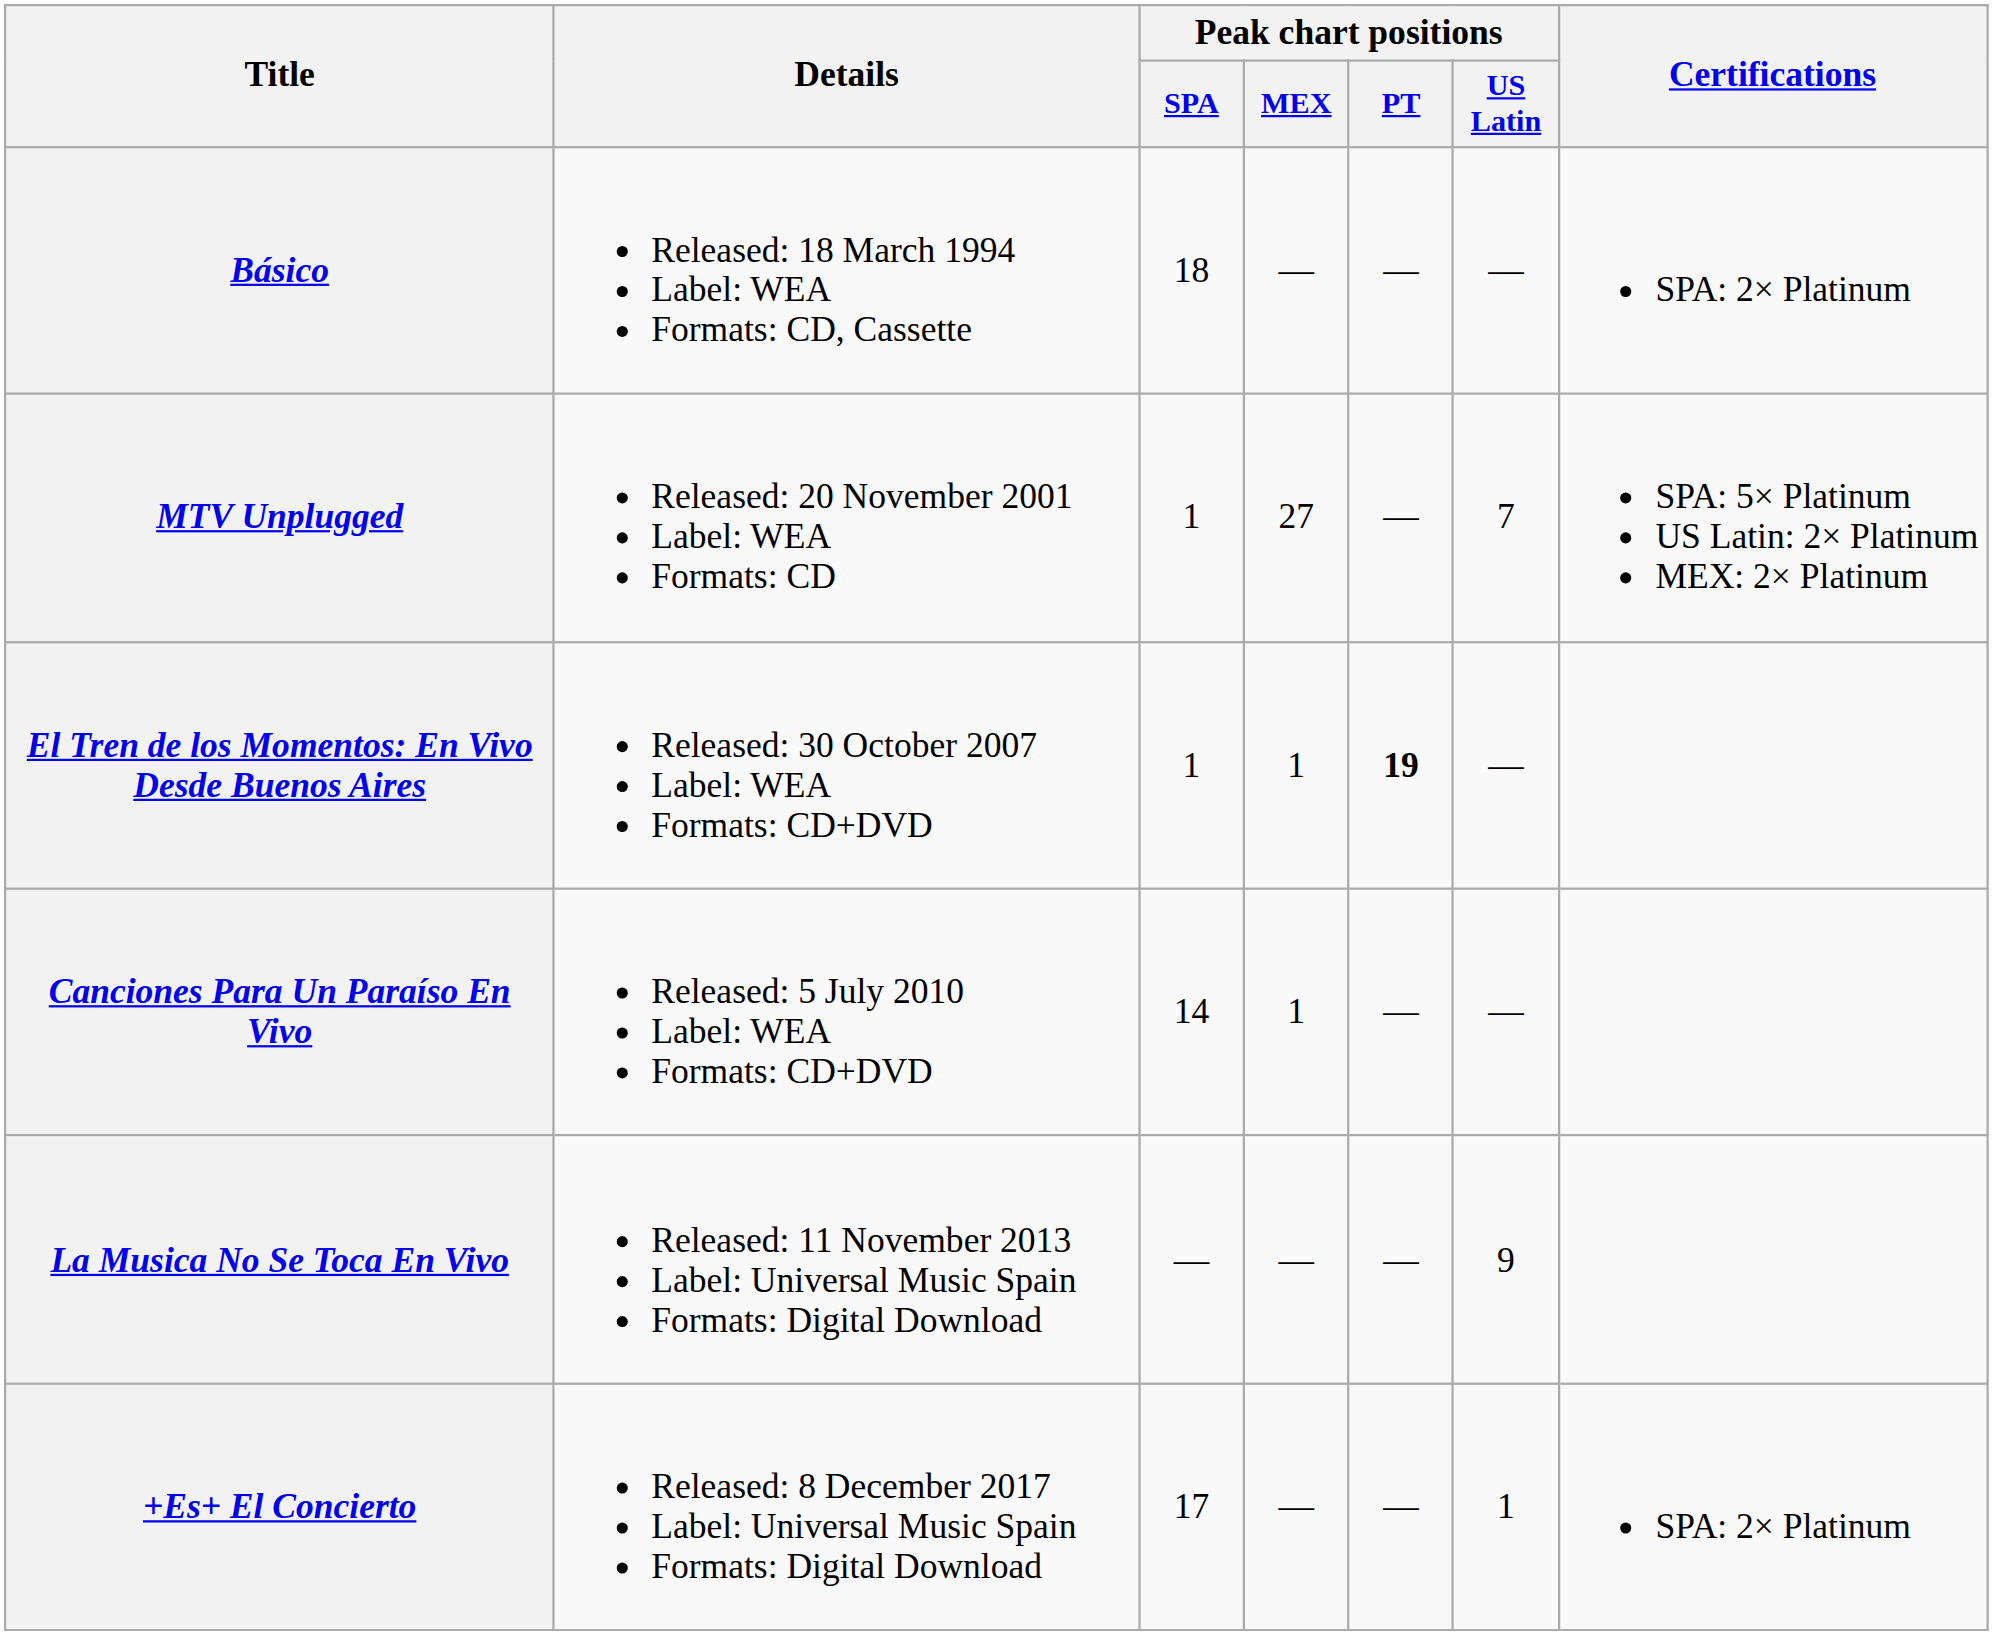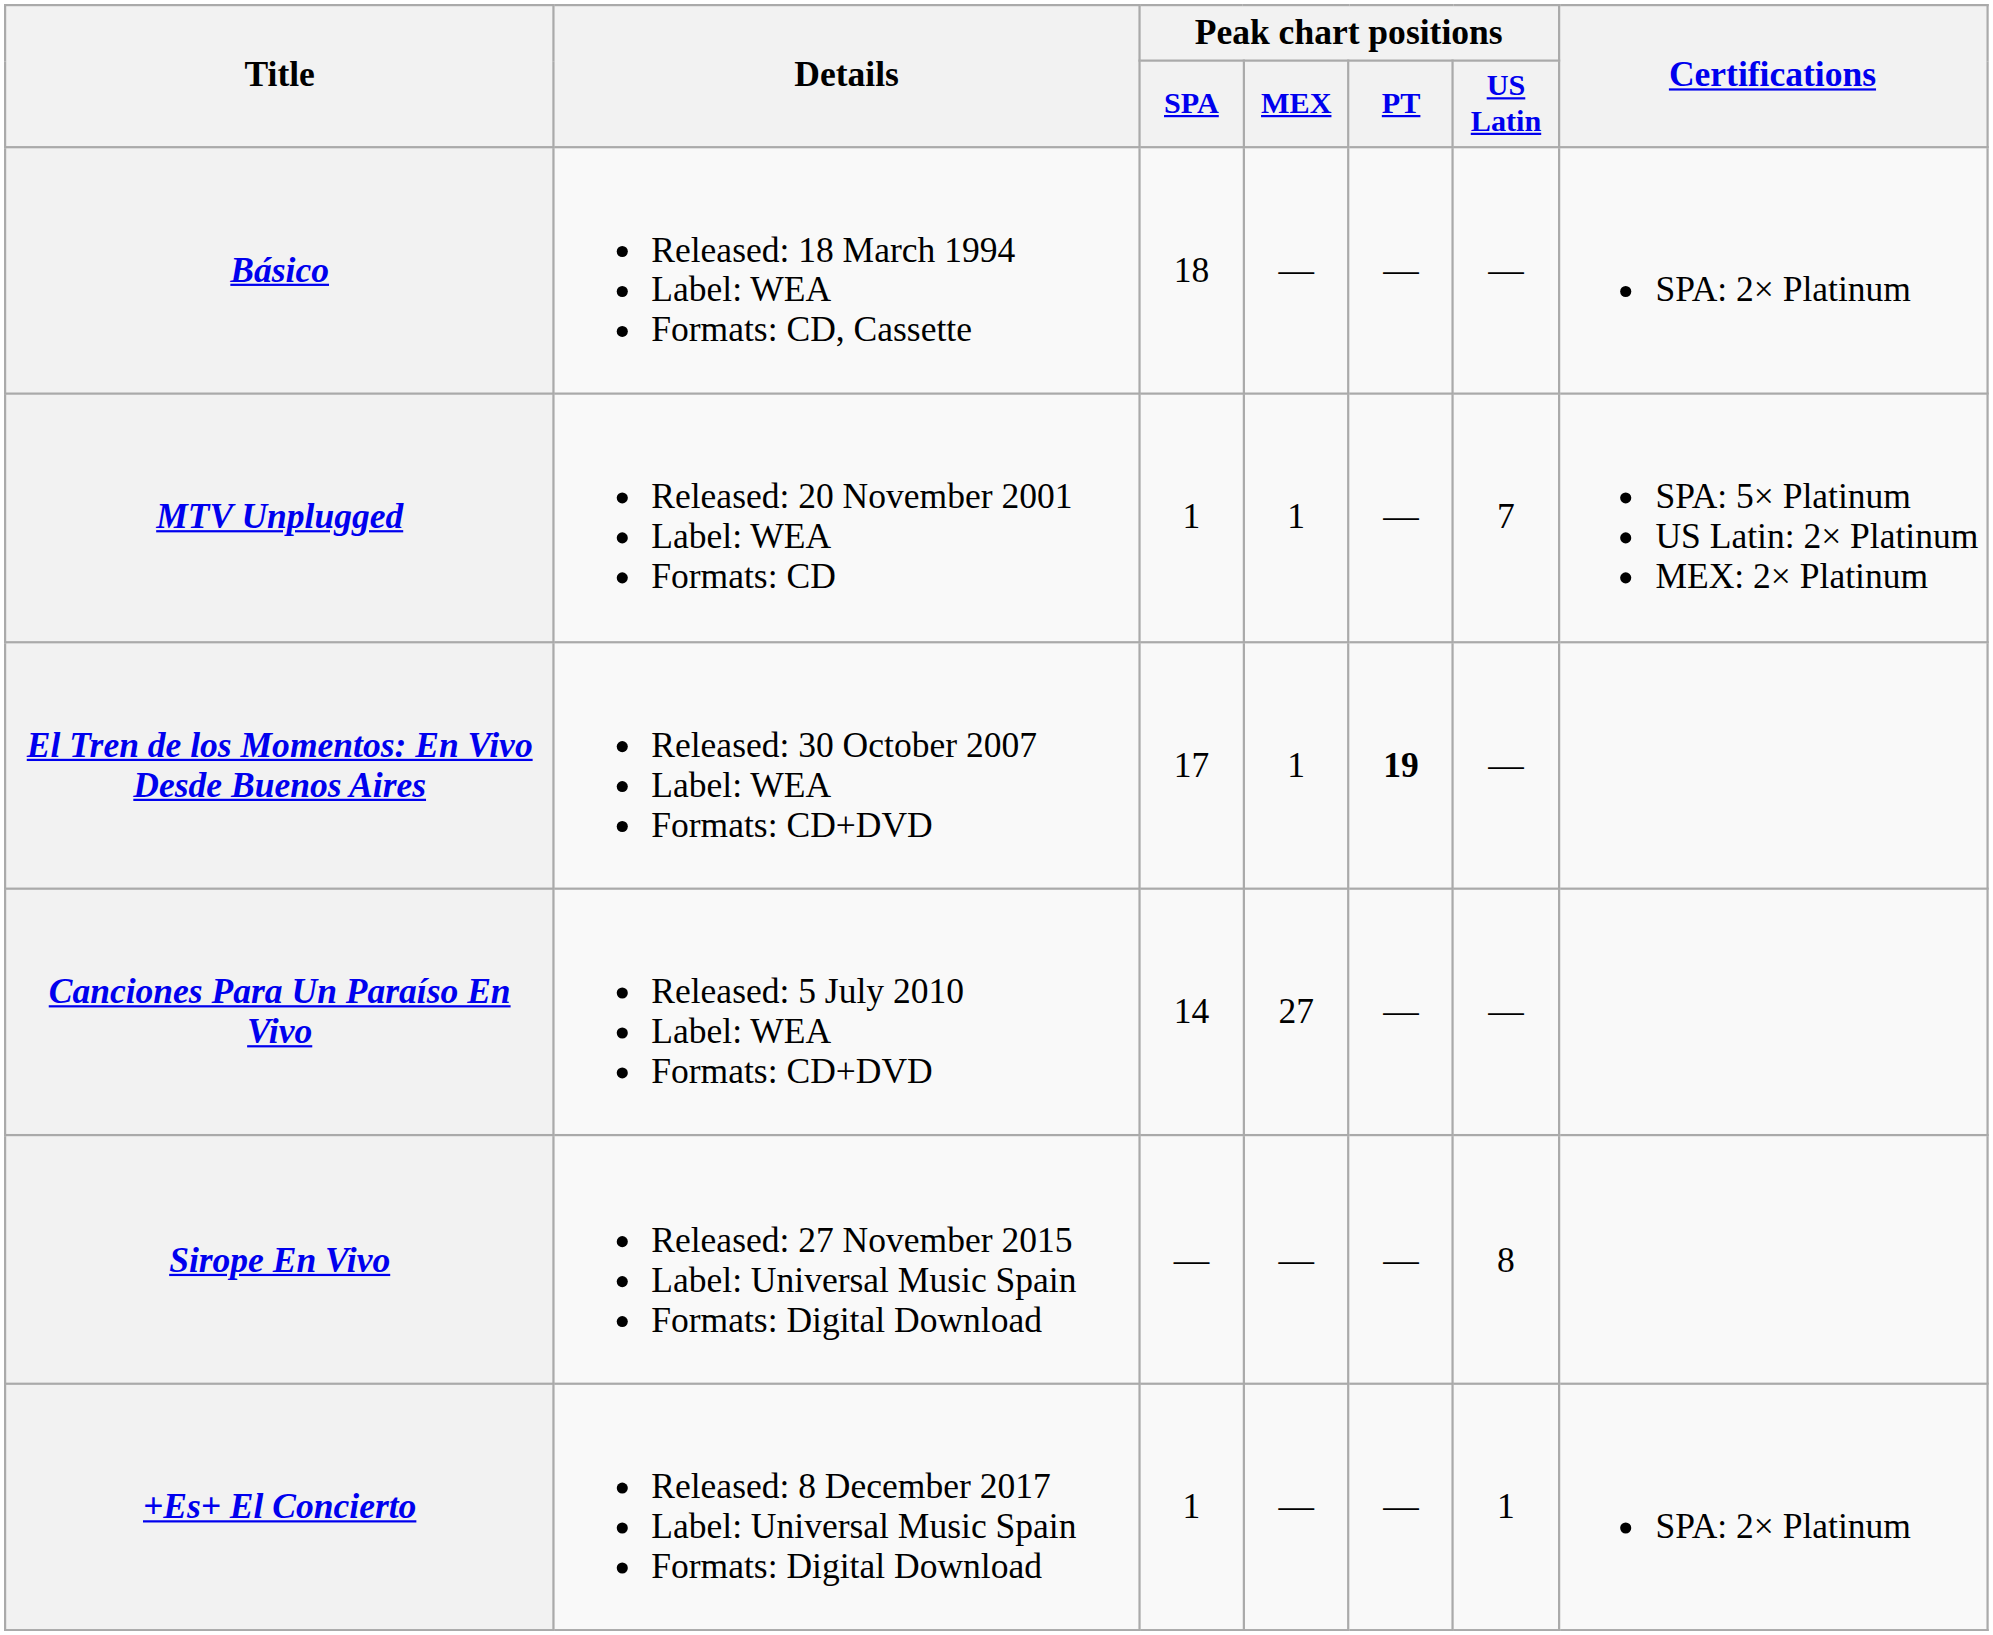(1296, 517) 27 -> (1296, 517) 1
(1191, 764) 1 -> (1191, 764) 17
(1296, 1011) 1 -> (1296, 1011) 27
- row: (280, 1258)
+ row: (280, 1258)
(1191, 1506) 17 -> (1191, 1506) 1
